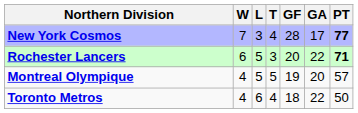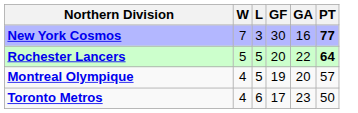- column: (273, 14)
(292, 35) 28 -> (278, 35) 30
(317, 35) 17 -> (303, 35) 16
(243, 56) 6 -> (243, 56) 5
(341, 56) 71 -> (327, 56) 64
(292, 98) 18 -> (278, 98) 17
(317, 98) 22 -> (303, 98) 23
